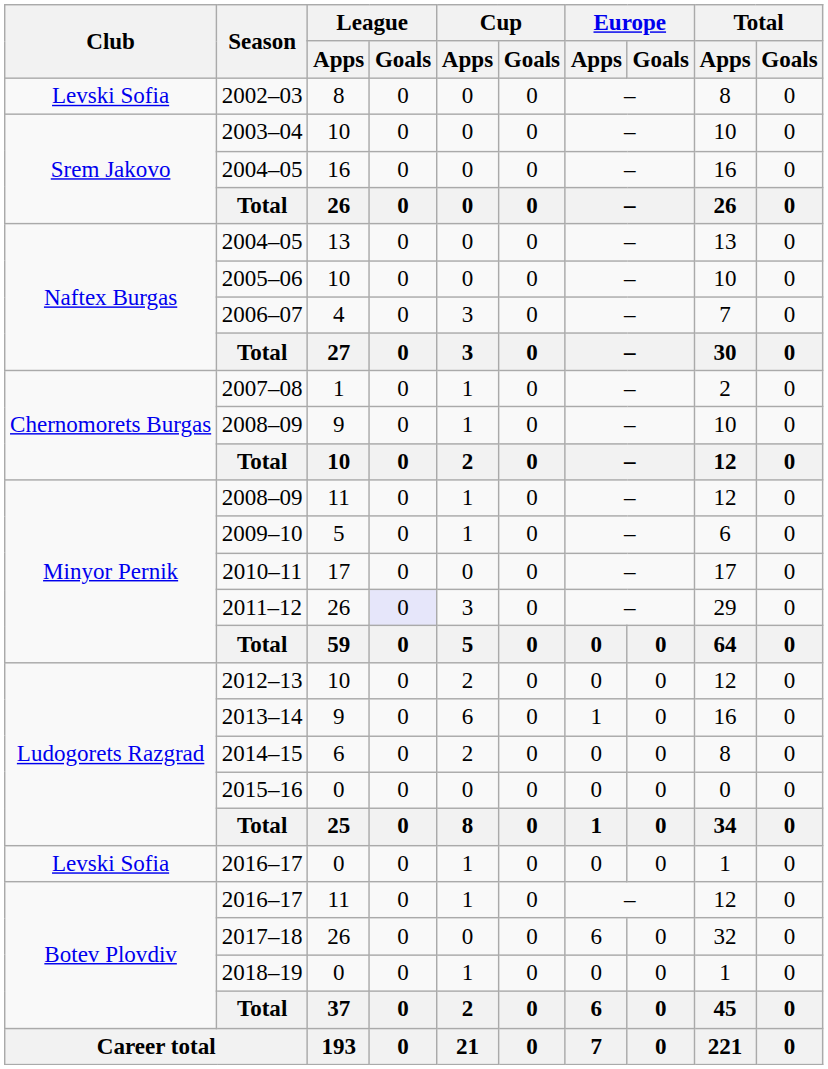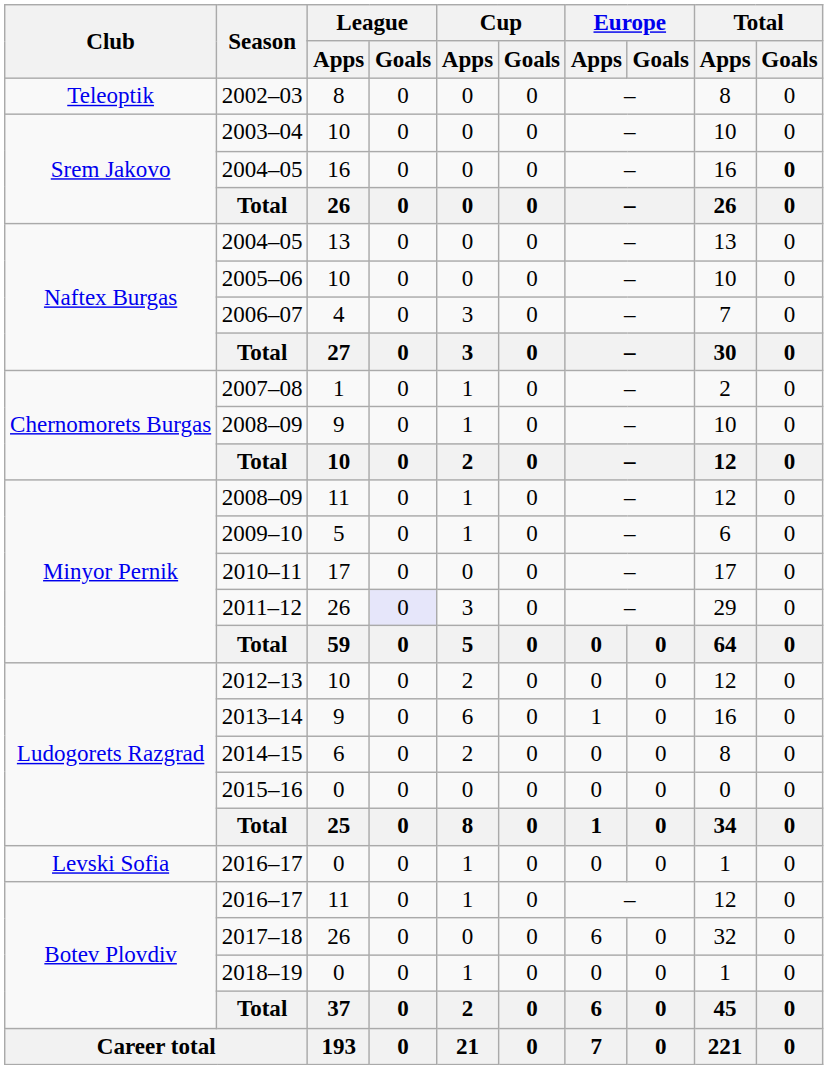(111, 95) Levski Sofia -> (111, 95) Teleoptik
(790, 168) normal -> (790, 168) bold
